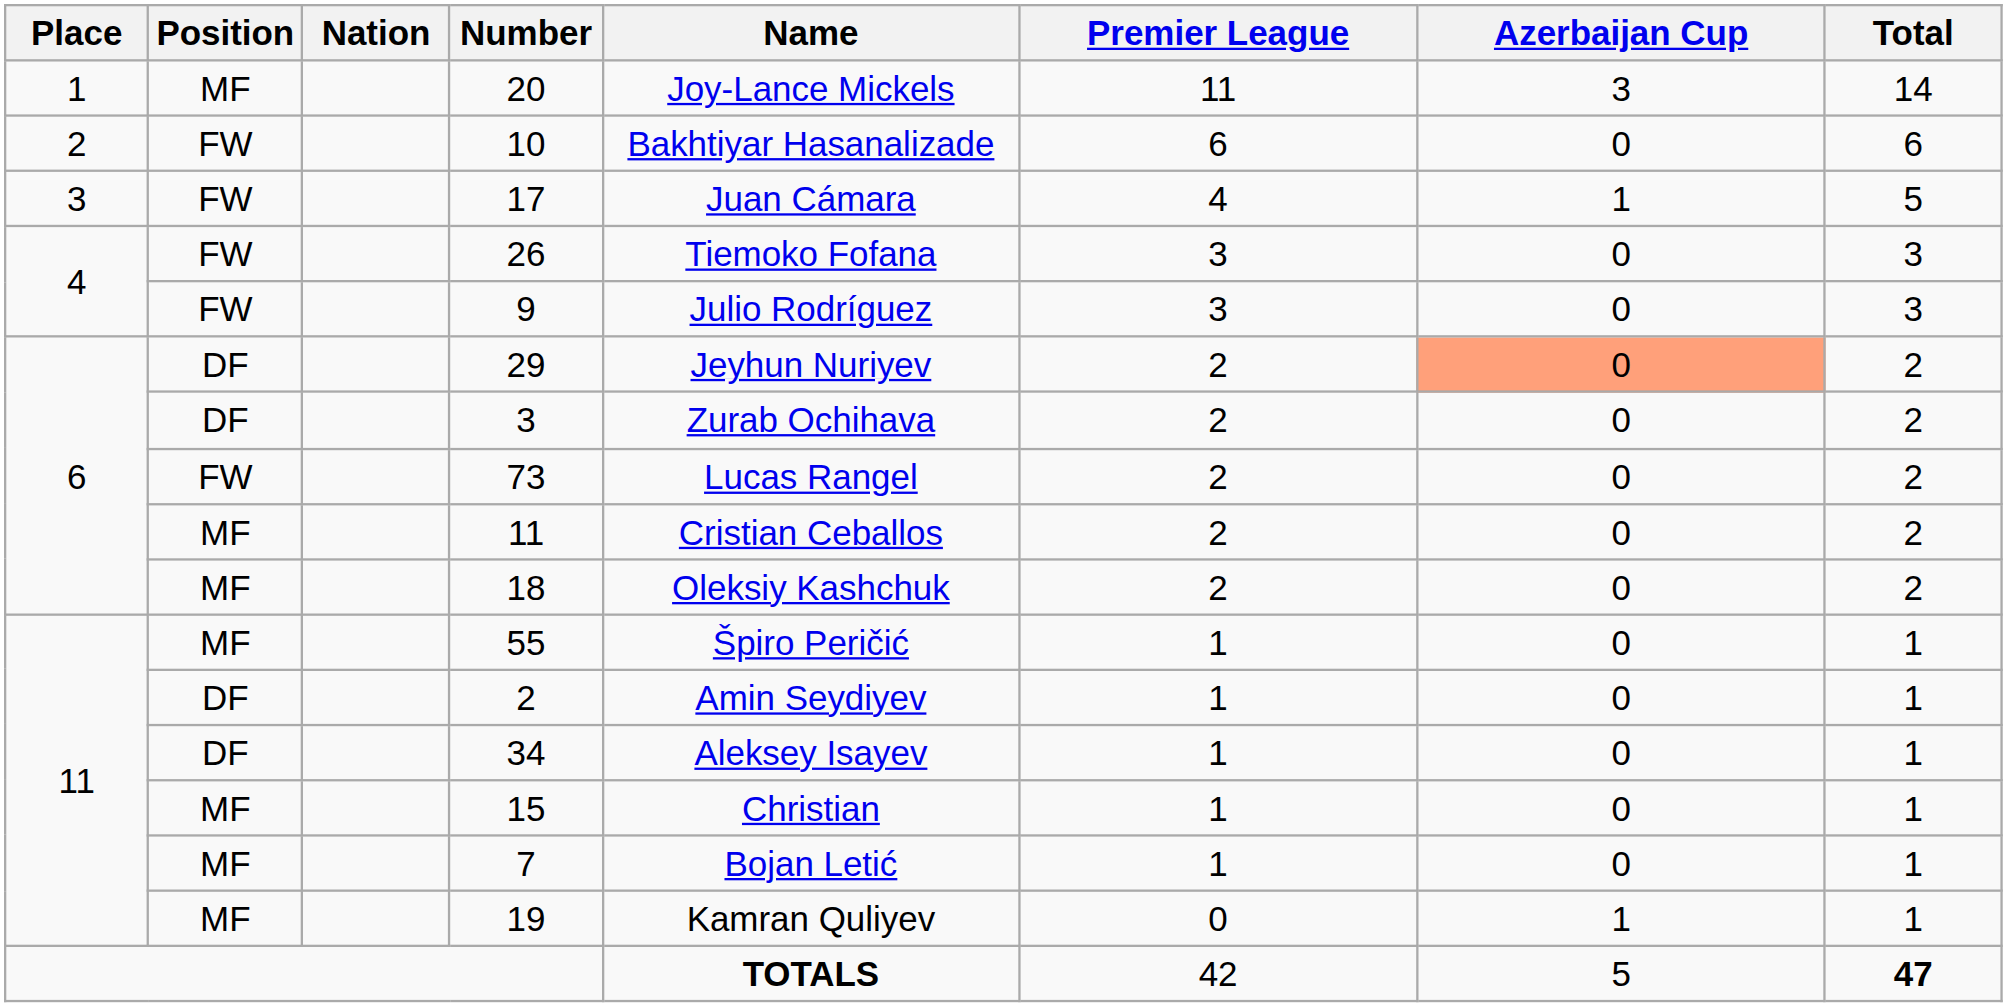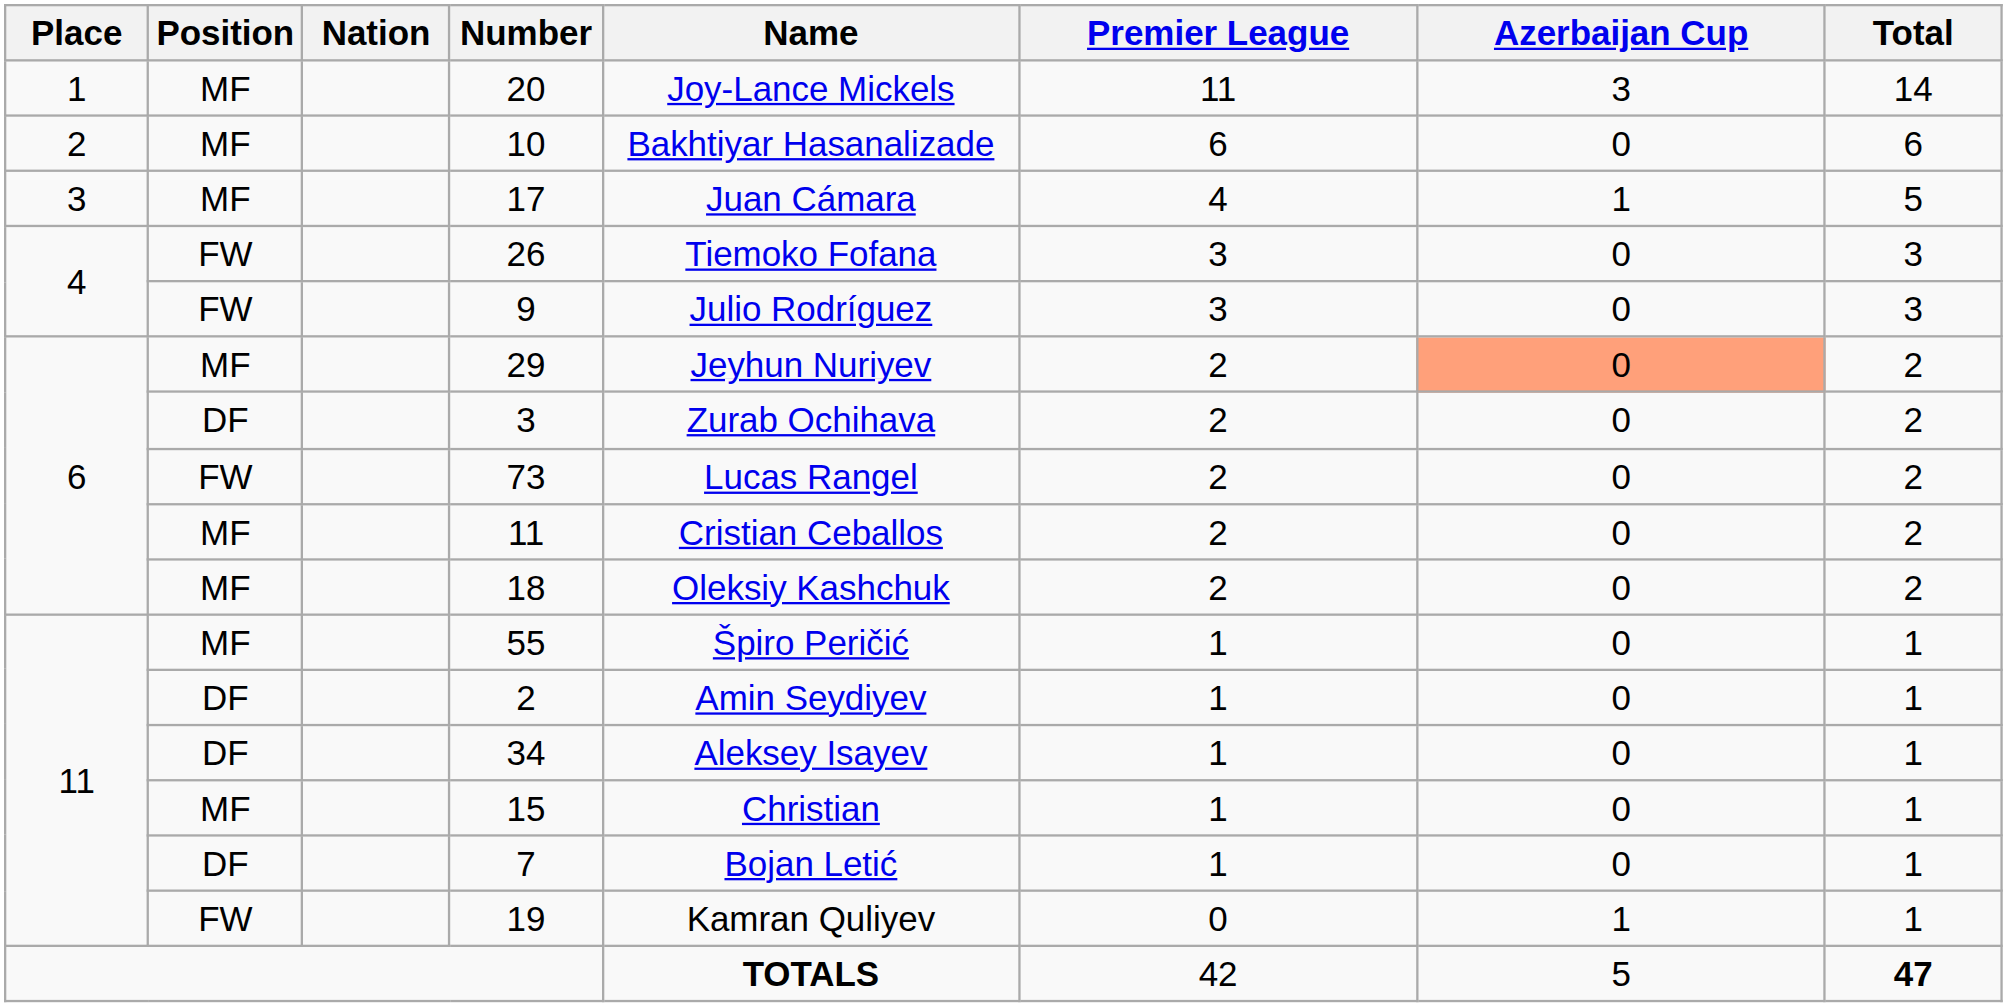(225, 144) FW -> (225, 144) MF
(225, 199) FW -> (225, 199) MF
(225, 365) DF -> (225, 365) MF
(225, 863) MF -> (225, 863) DF
(225, 919) MF -> (225, 919) FW
